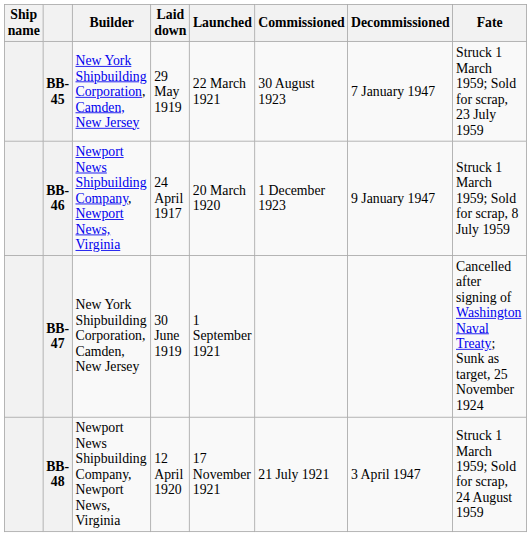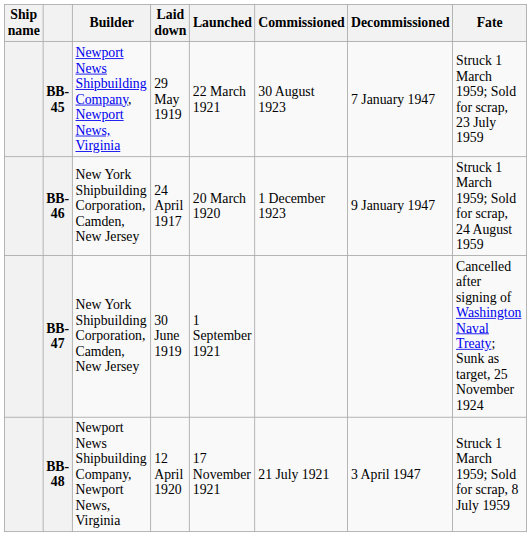(111, 91) New York Shipbuilding Corporation, Camden, New Jersey -> (111, 99) Newport News Shipbuilding Company, Newport News, Virginia
(111, 198) Newport News Shipbuilding Company, Newport News, Virginia -> (111, 206) New York Shipbuilding Corporation, Camden, New Jersey
(487, 198) Struck 1 March 1959; Sold for scrap, 8 July 1959 -> (486, 206) Struck 1 March 1959; Sold for scrap, 24 August 1959
(486, 474) Struck 1 March 1959; Sold for scrap, 24 August 1959 -> (487, 474) Struck 1 March 1959; Sold for scrap, 8 July 1959
